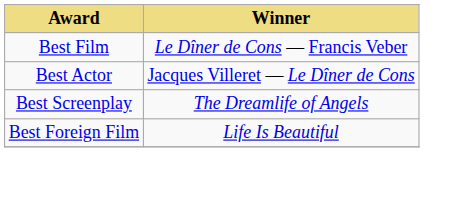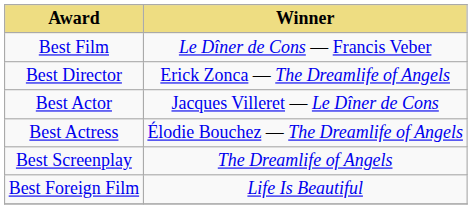+ row: (74, 75)
+ row: (74, 132)
